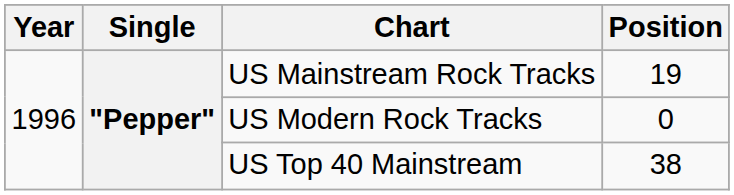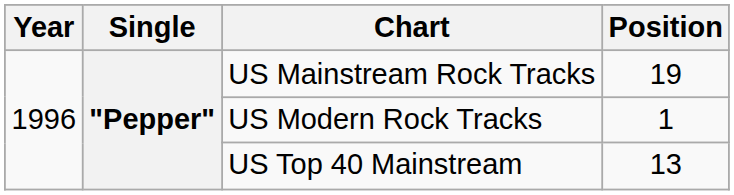(666, 119) 0 -> (666, 119) 1
(666, 165) 38 -> (666, 165) 13
